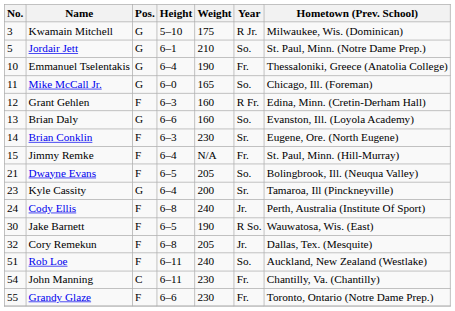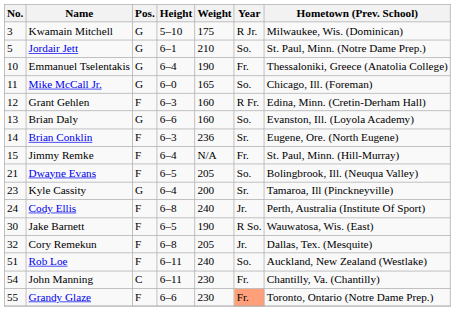(206, 137) 230 -> (206, 137) 236
(243, 297) no background -> (243, 297) lightsalmon background
